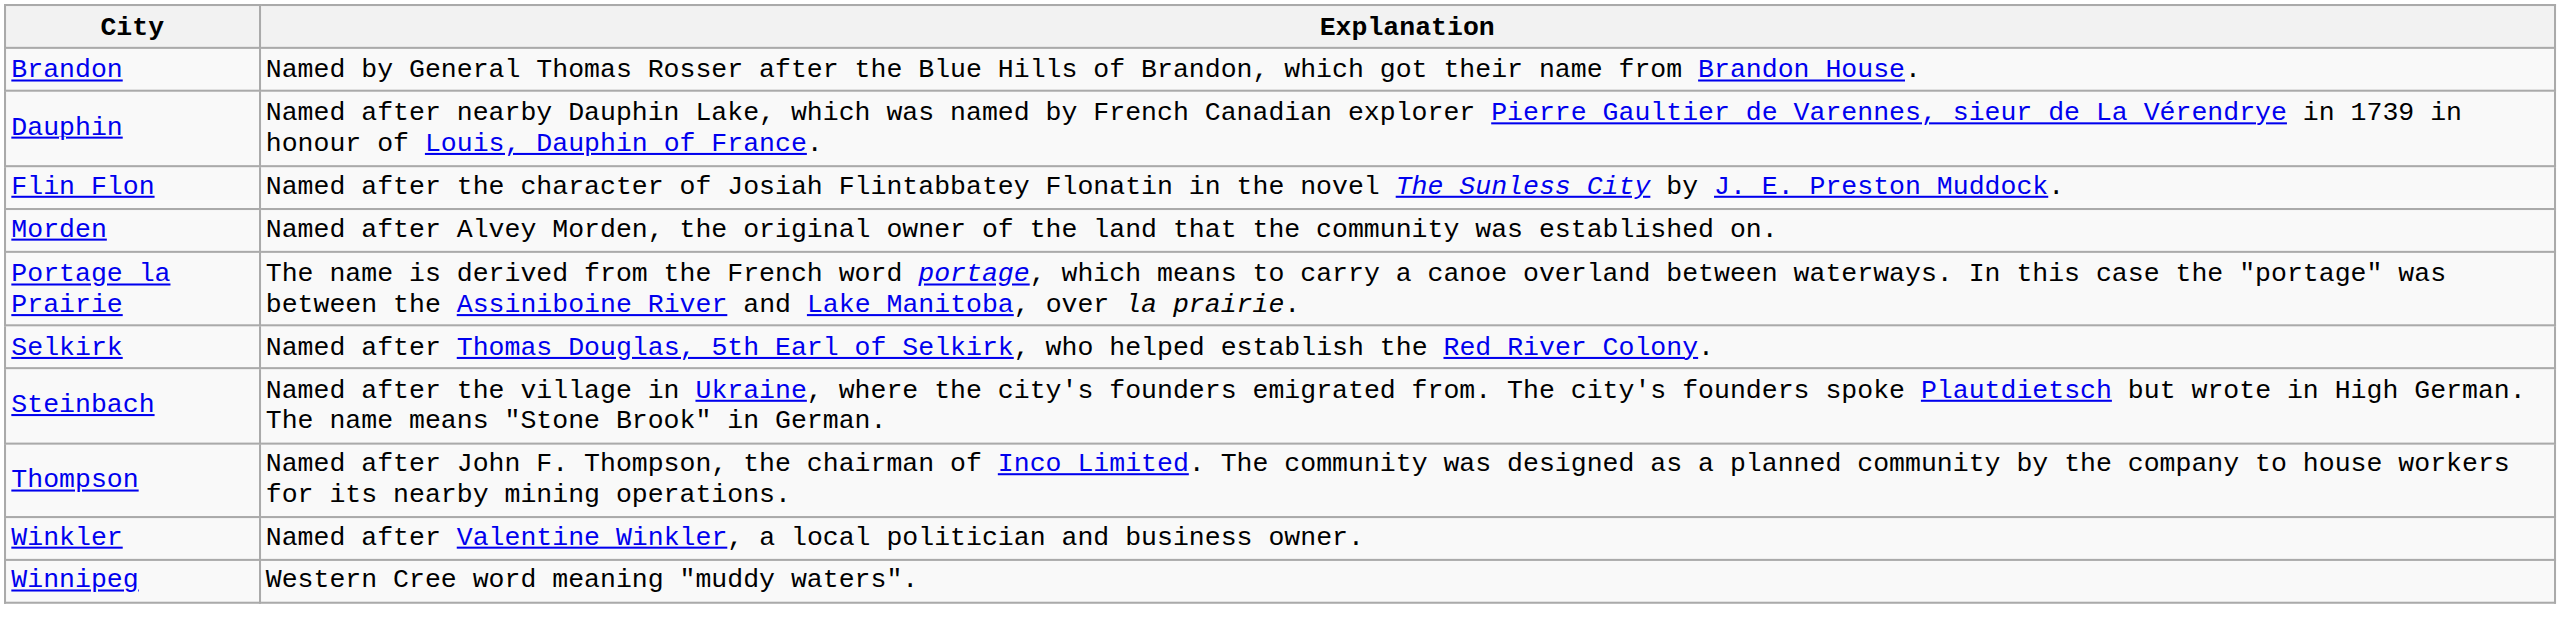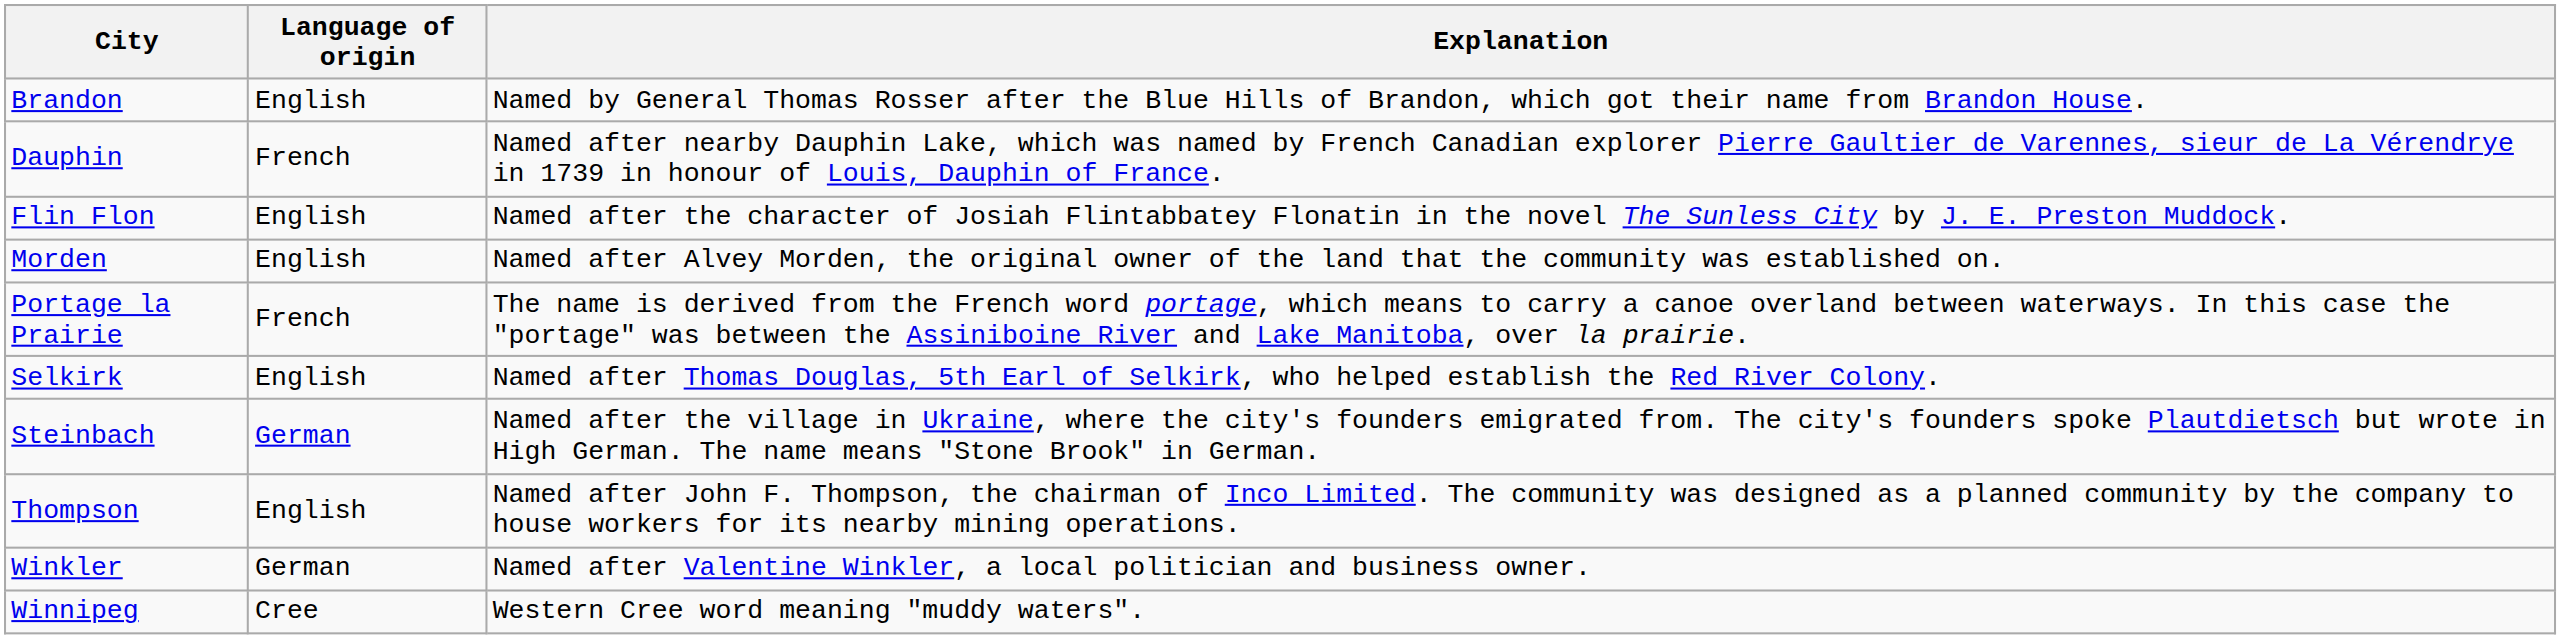+ column: (368, 42)
